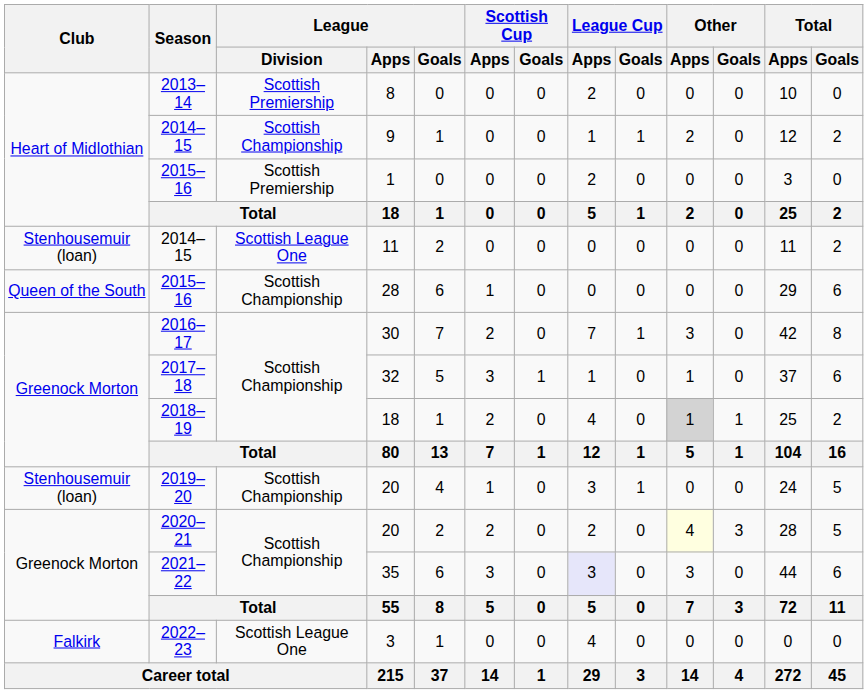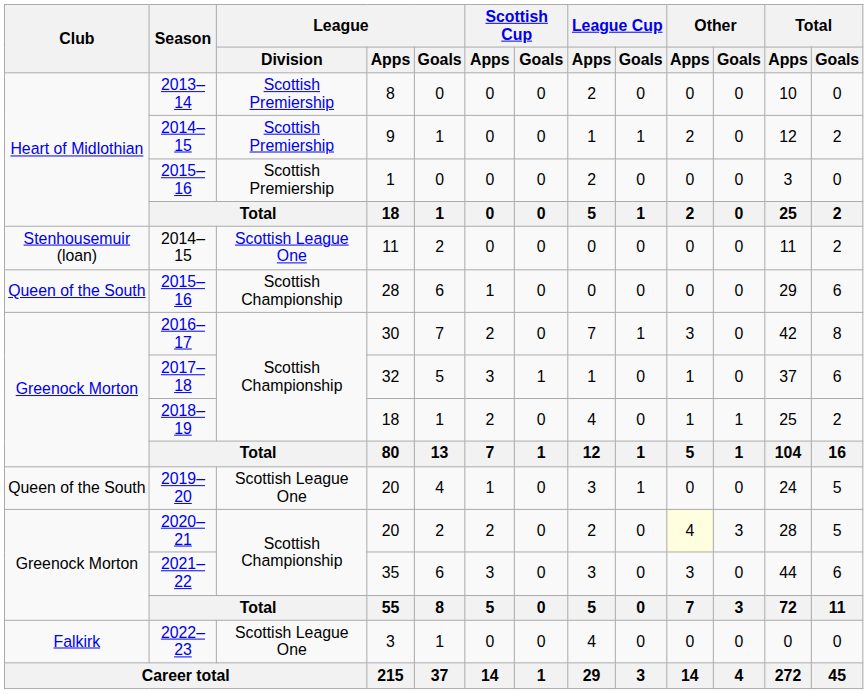(292, 136) Scottish Championship -> (292, 136) Scottish Premiership
(690, 419) lightgrey background -> (690, 419) no background
(77, 487) Stenhousemuir (loan) -> (77, 487) Queen of the South
(292, 487) Scottish Championship -> (292, 487) Scottish League One
(592, 573) lavender background -> (592, 573) no background
